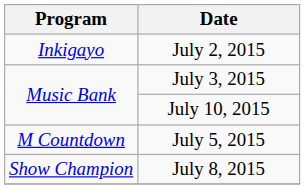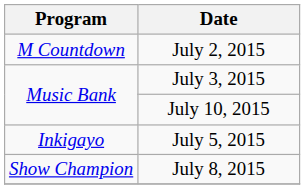(71, 49) Inkigayo -> (71, 49) M Countdown
(71, 139) M Countdown -> (71, 139) Inkigayo
